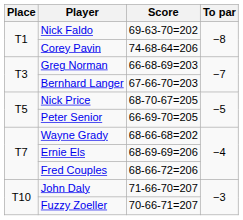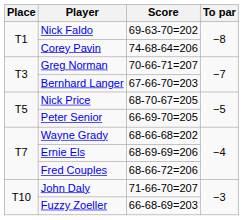(163, 65) 66-68-69=203 -> (163, 65) 70-66-71=207
(163, 205) 70-66-71=207 -> (163, 205) 66-68-69=203
